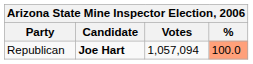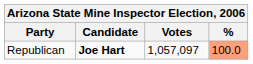(173, 50) 1,057,094 -> (173, 50) 1,057,097
